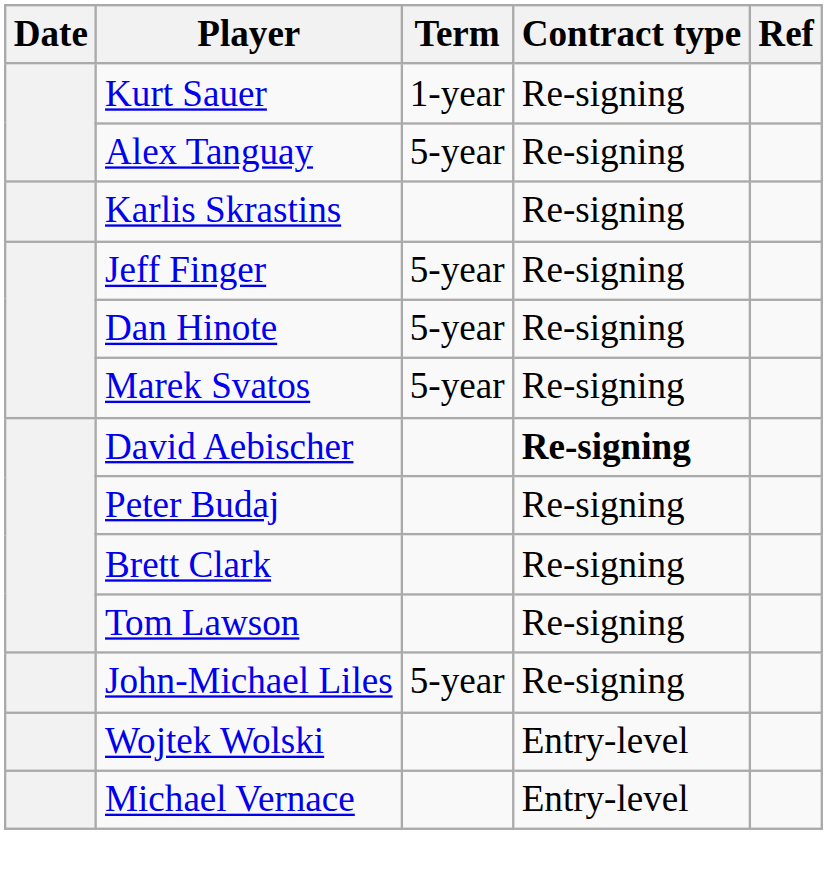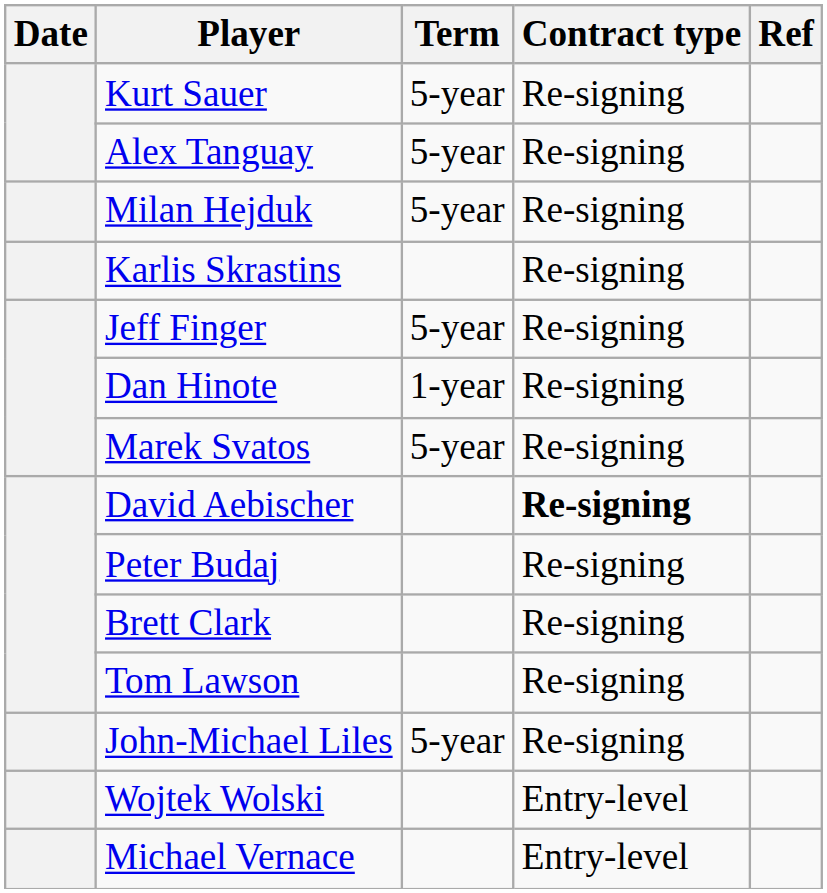(457, 92) 1-year -> (457, 92) 5-year
+ row: (209, 210)
(457, 328) 5-year -> (457, 387) 1-year
